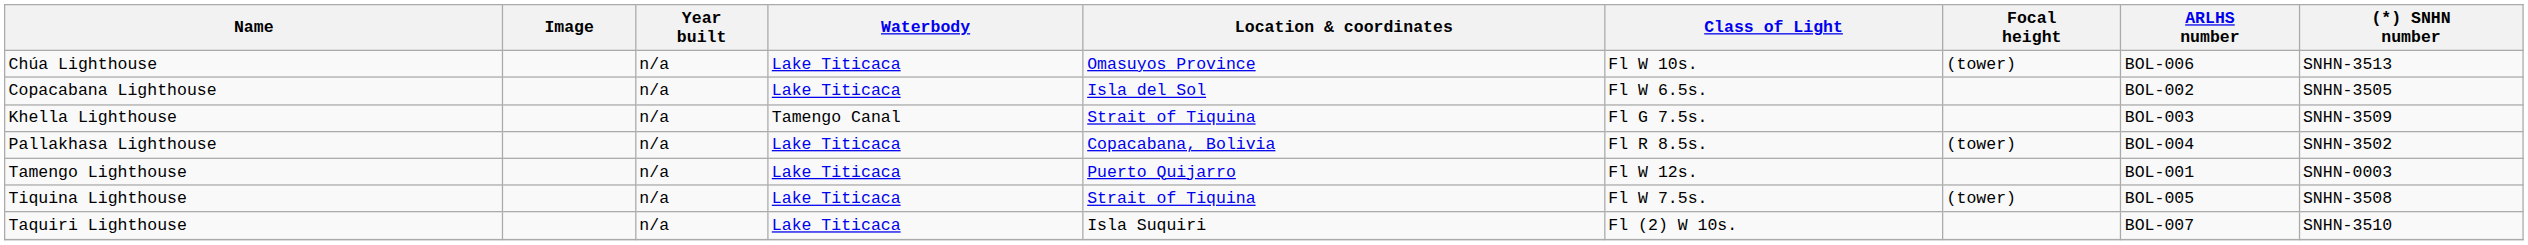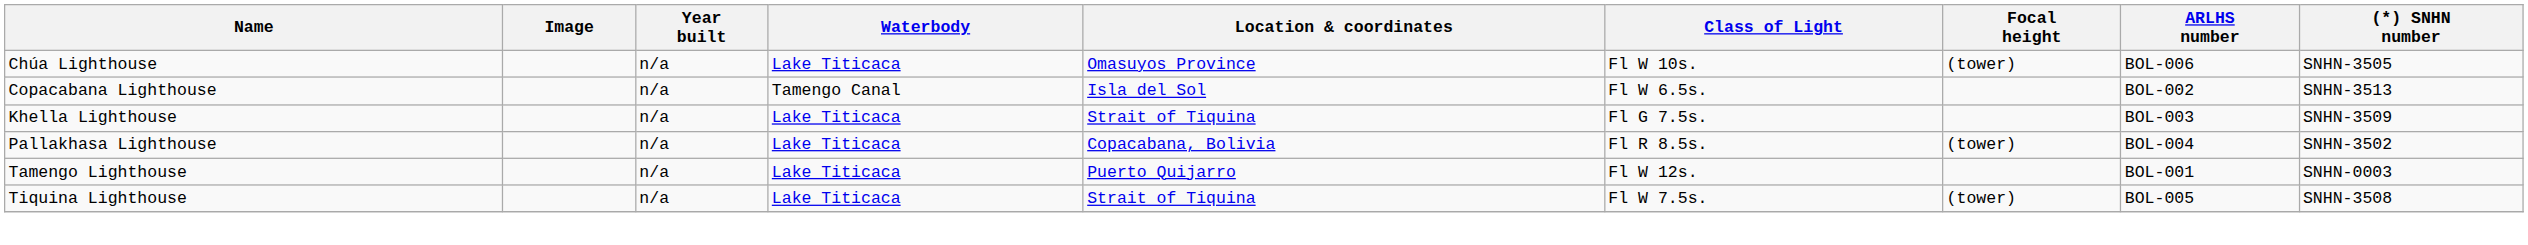(2348, 64) SNHN-3513 -> (2348, 64) SNHN-3505
(836, 91) Lake Titicaca -> (836, 91) Tamengo Canal
(2348, 91) SNHN-3505 -> (2348, 91) SNHN-3513
(836, 118) Tamengo Canal -> (836, 118) Lake Titicaca
- row: (98, 225)
